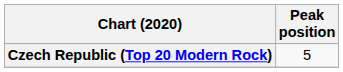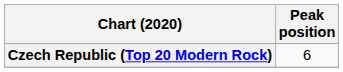(307, 55) 5 -> (307, 55) 6
